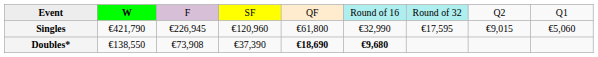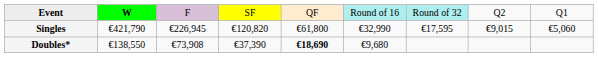(250, 29) €120,960 -> (250, 29) €120,820
(375, 45) bold -> (375, 45) normal
